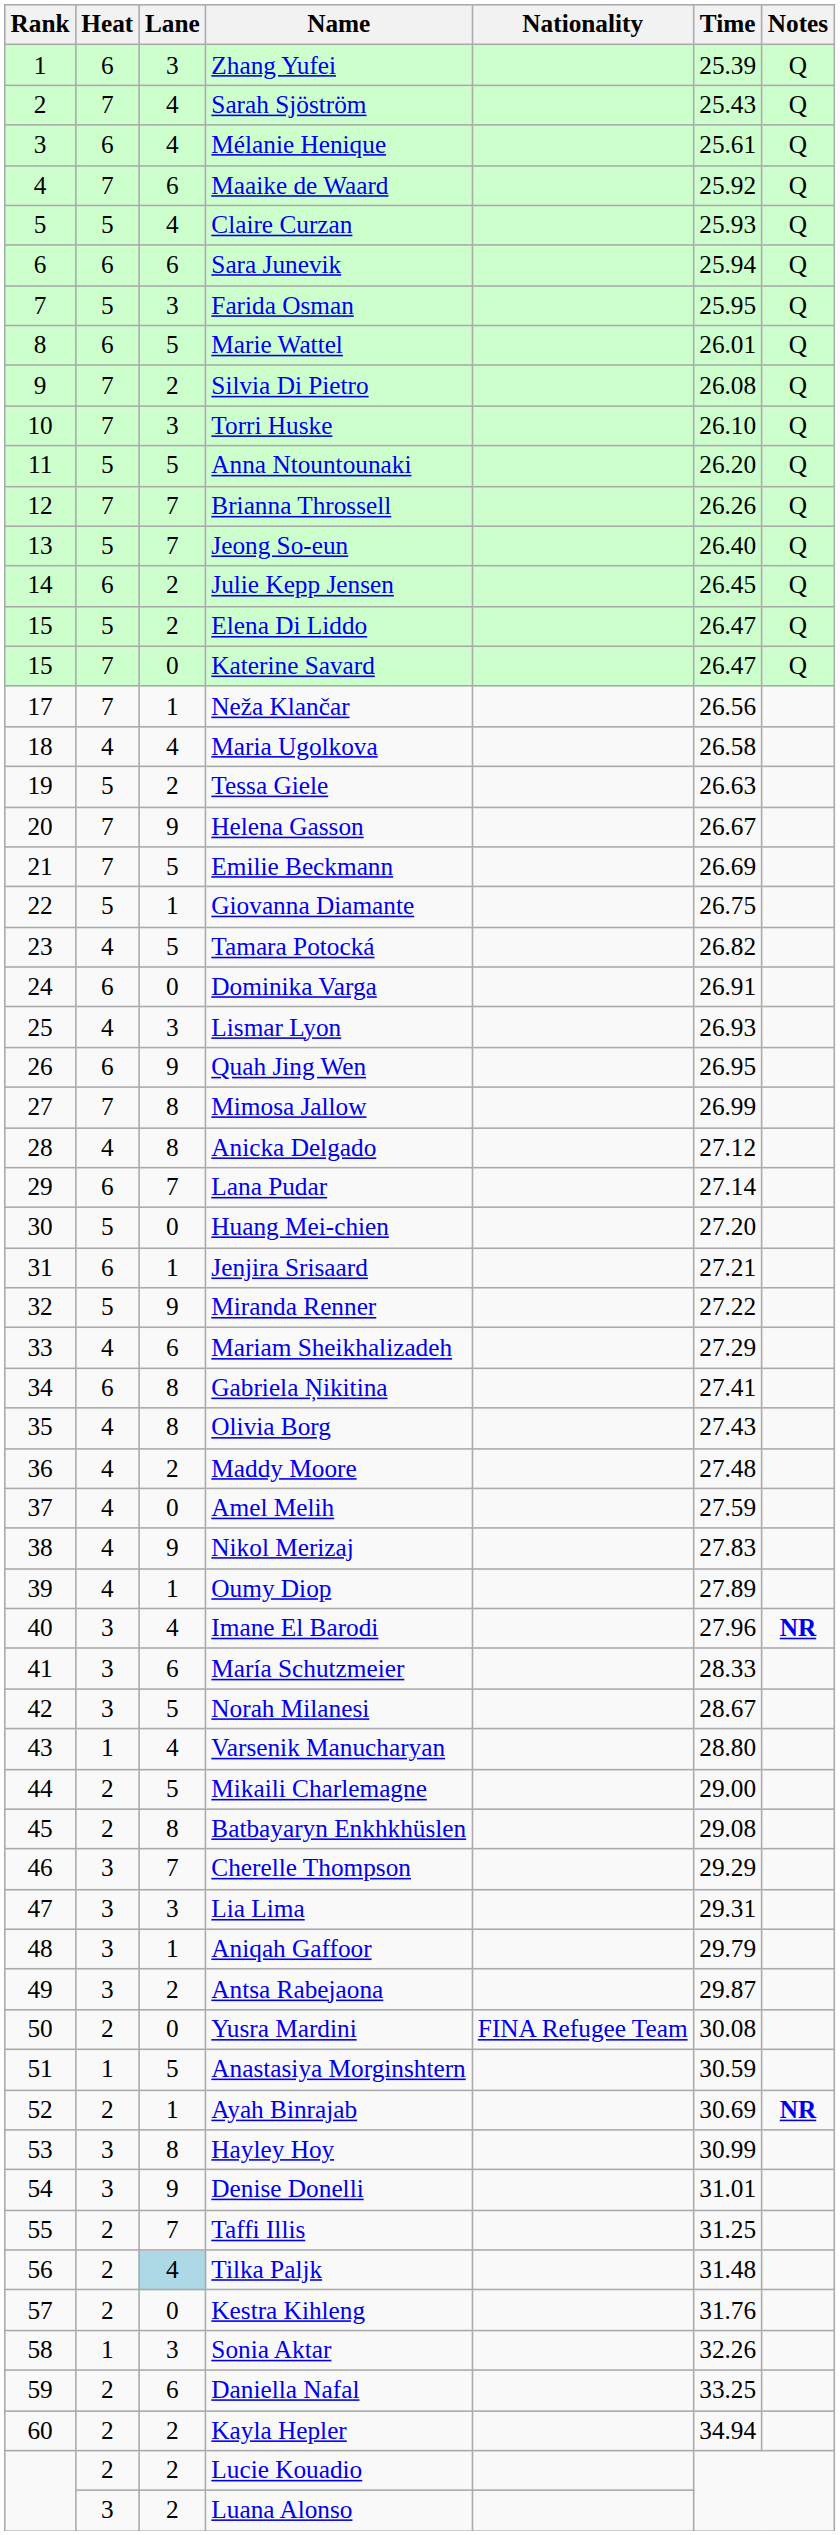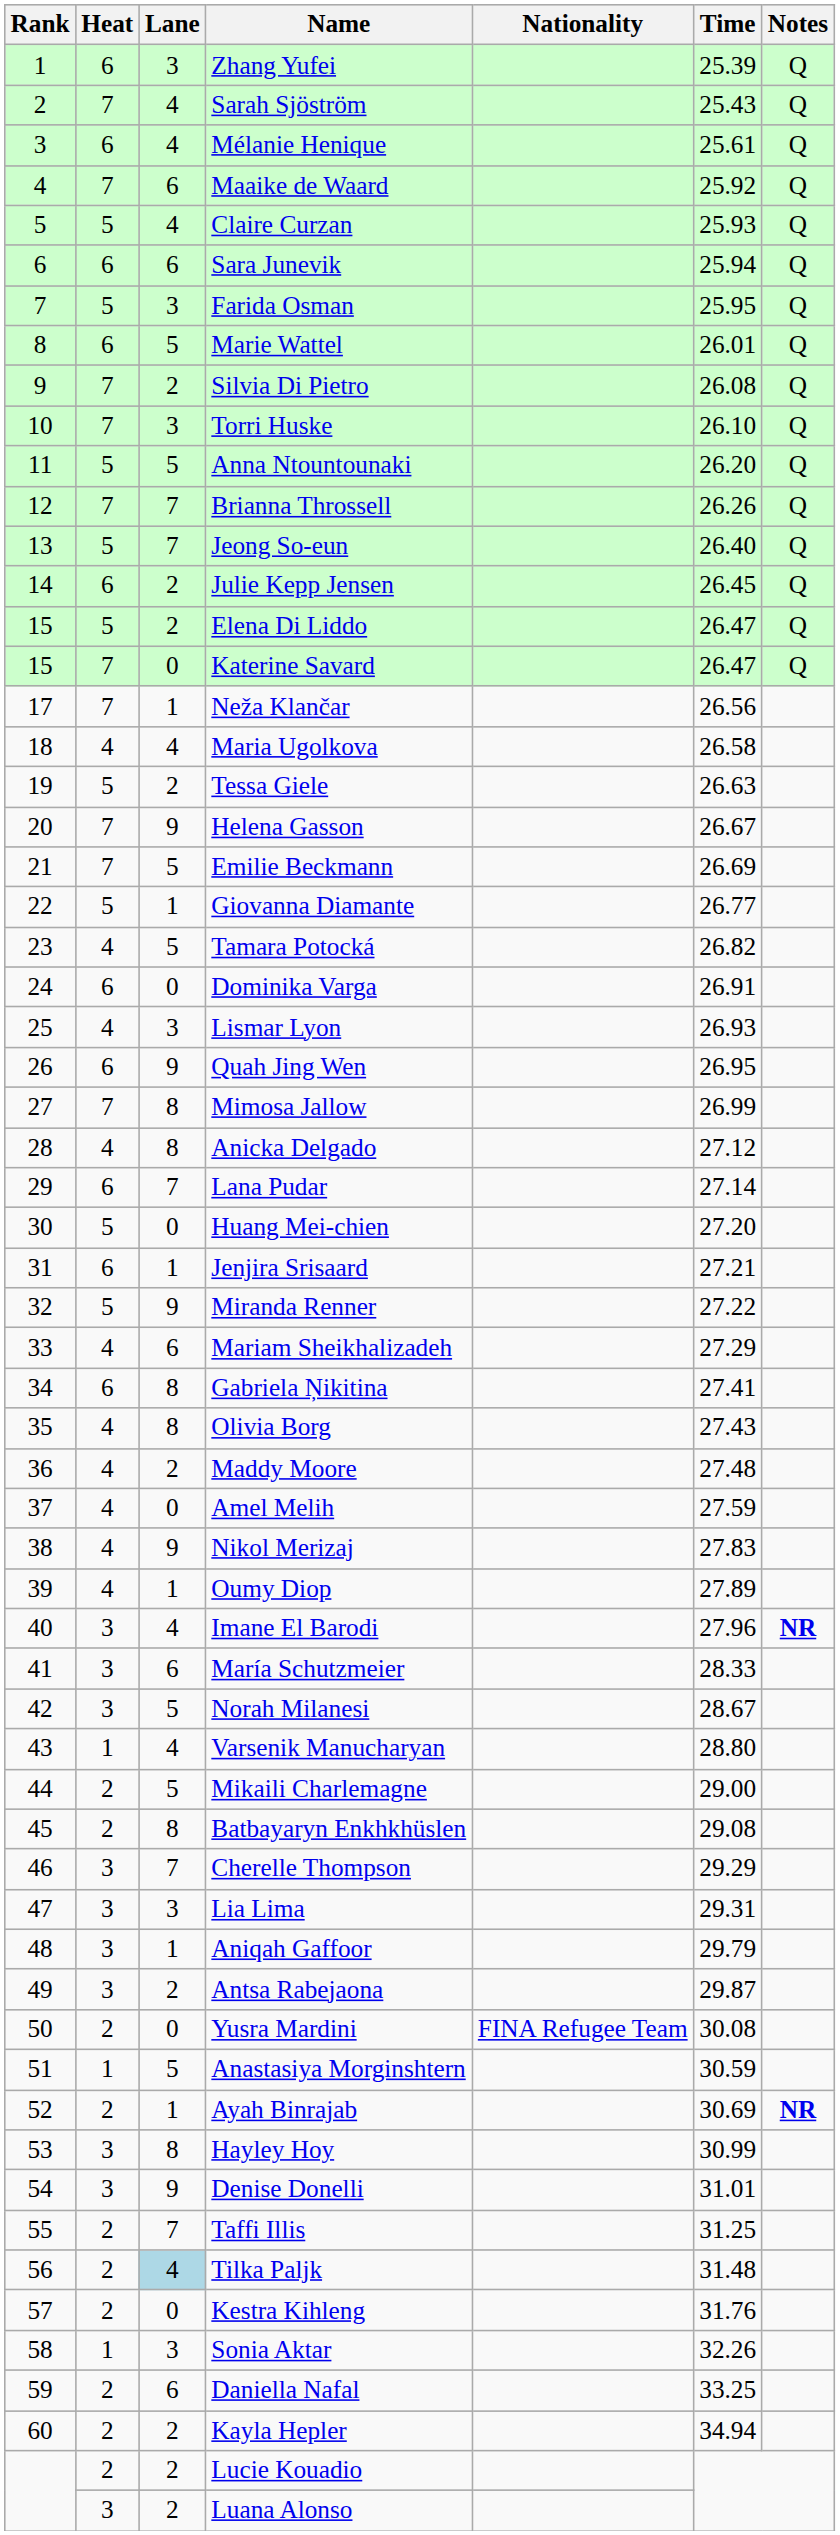(728, 906) 26.75 -> (728, 906) 26.77
